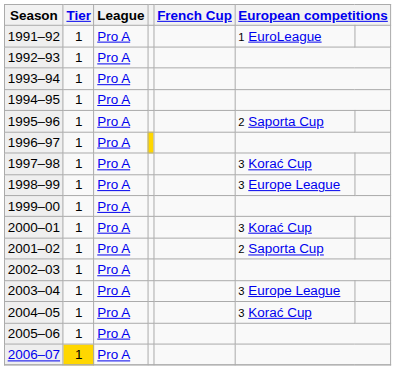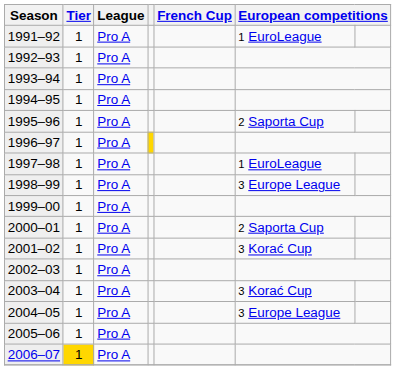(275, 163) 3 Korać Cup -> (280, 163) 1 EuroLeague
(275, 227) 3 Korać Cup -> (281, 227) 2 Saporta Cup
(281, 248) 2 Saporta Cup -> (275, 248) 3 Korać Cup
(289, 291) 3 Europe League -> (275, 291) 3 Korać Cup
(275, 312) 3 Korać Cup -> (289, 312) 3 Europe League
